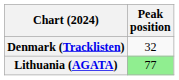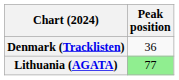(150, 46) 32 -> (150, 46) 36
